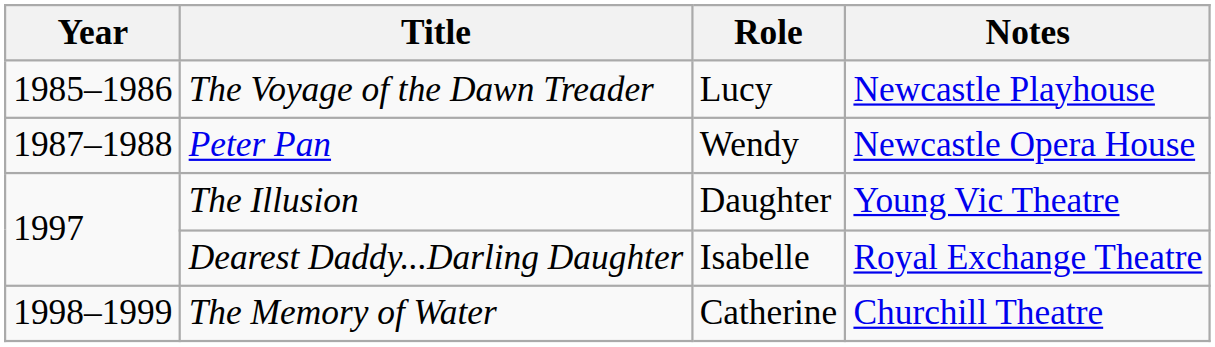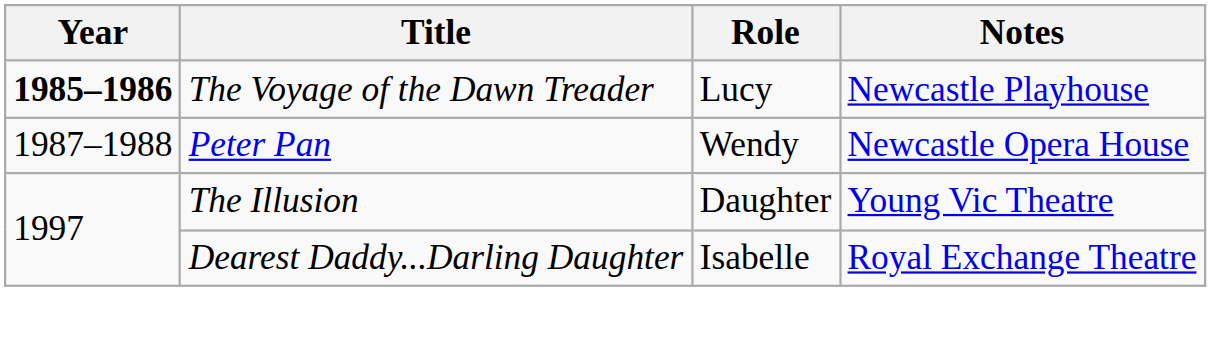(93, 88) normal -> (93, 88) bold
- row: (343, 312)
